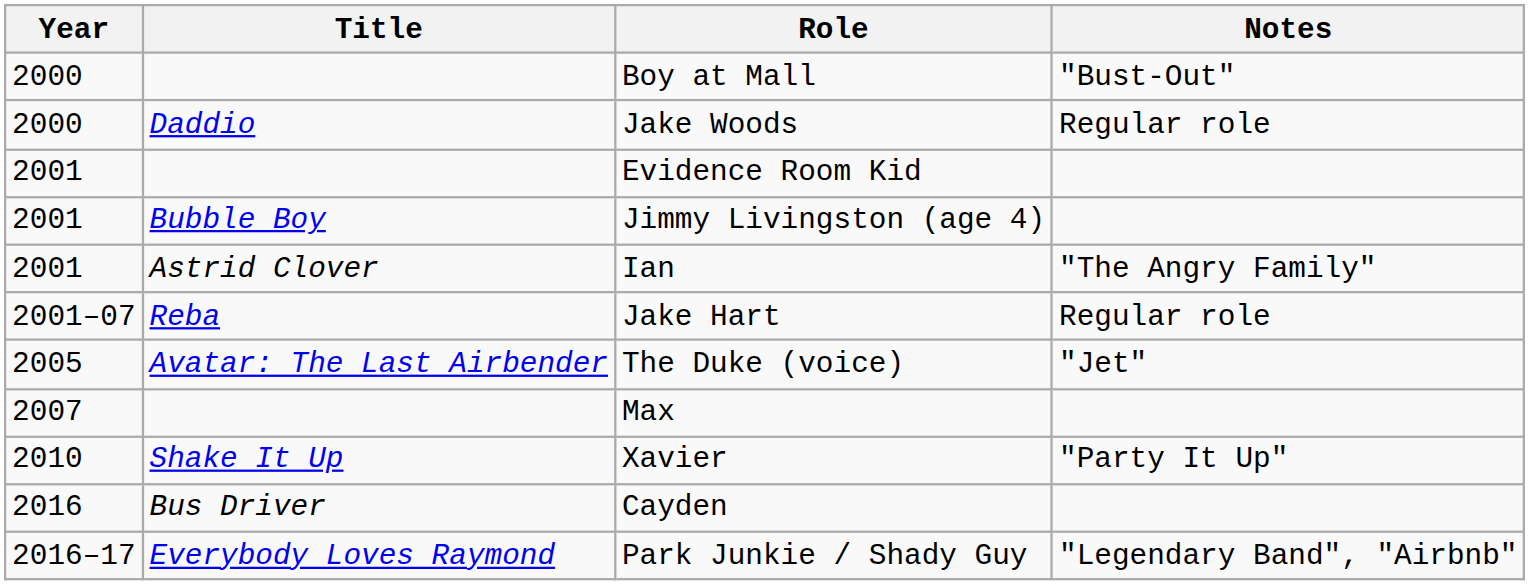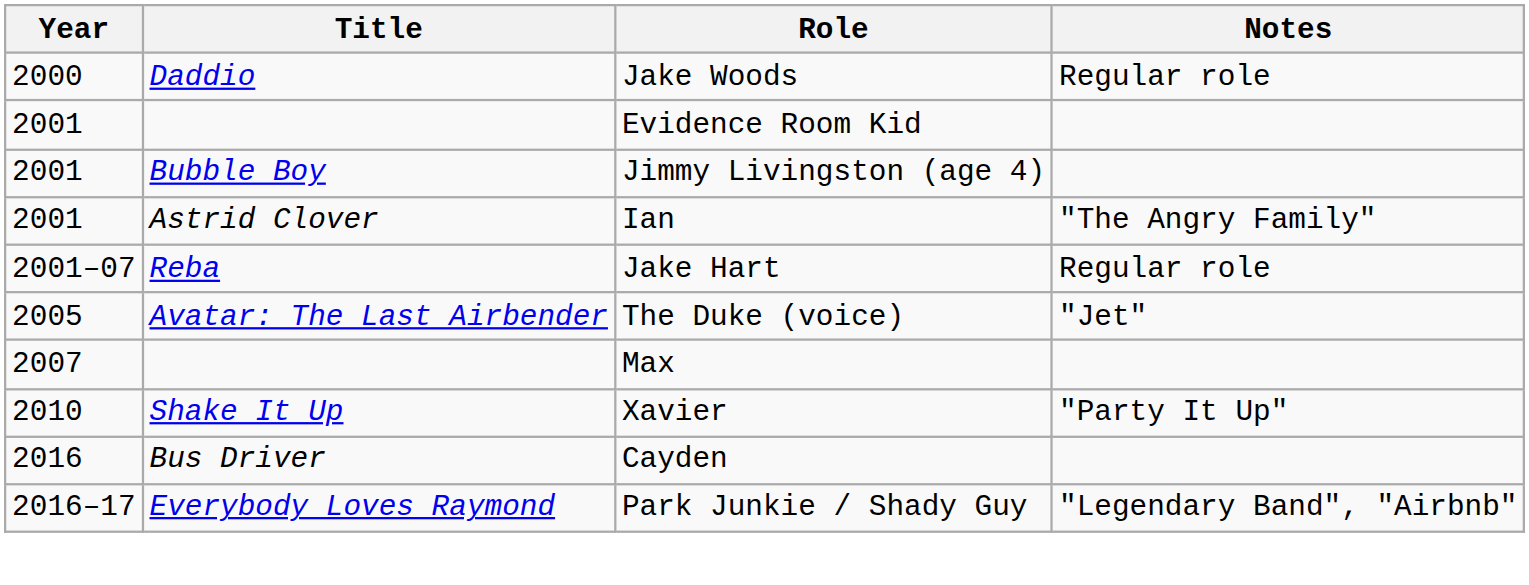- row: (719, 77)
